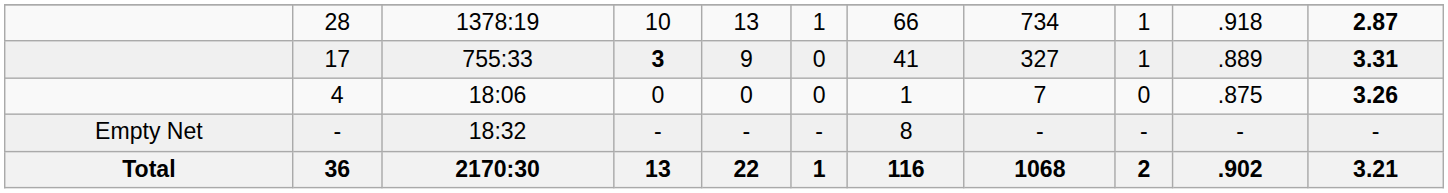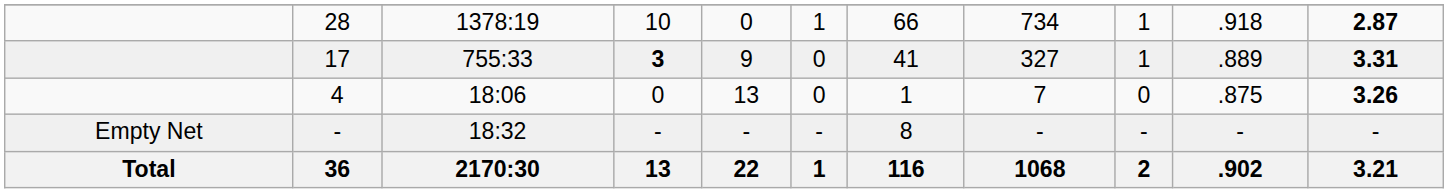(746, 22) 13 -> (746, 22) 0
(746, 95) 0 -> (746, 95) 13
